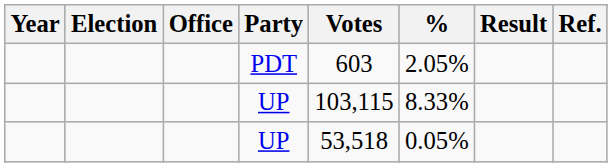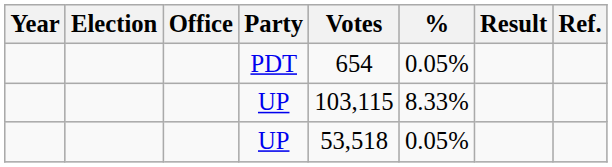(354, 63) 603 -> (354, 63) 654
(437, 63) 2.05% -> (437, 63) 0.05%
